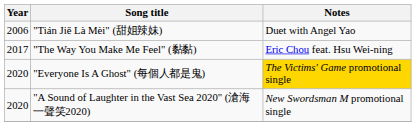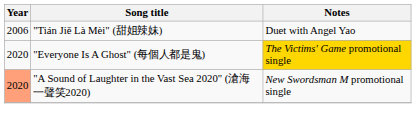- row: (115, 49)
(18, 105) no background -> (18, 86) lightsalmon background
